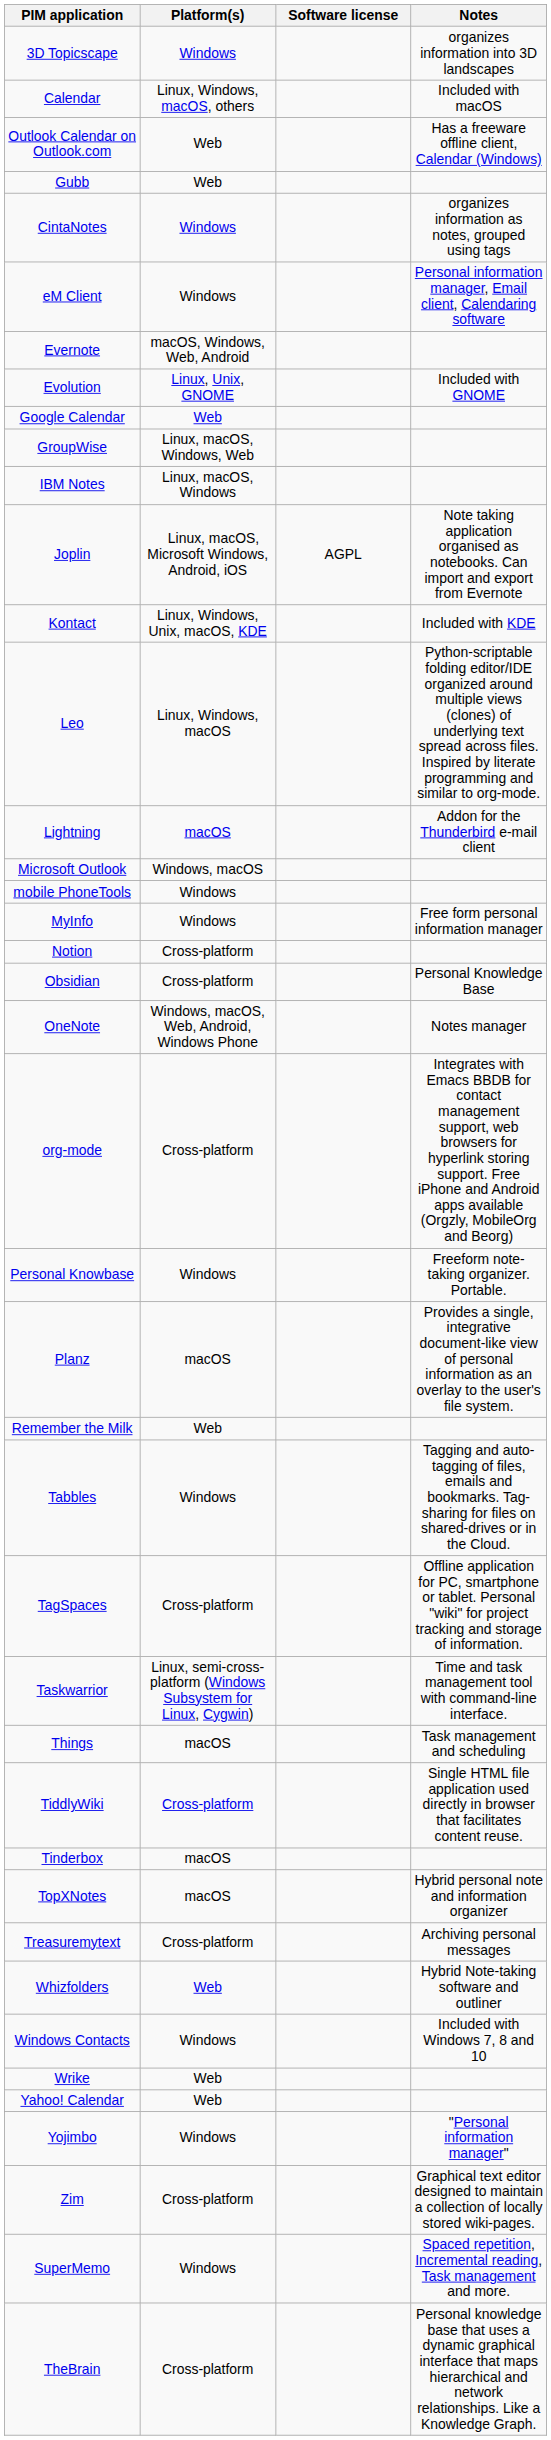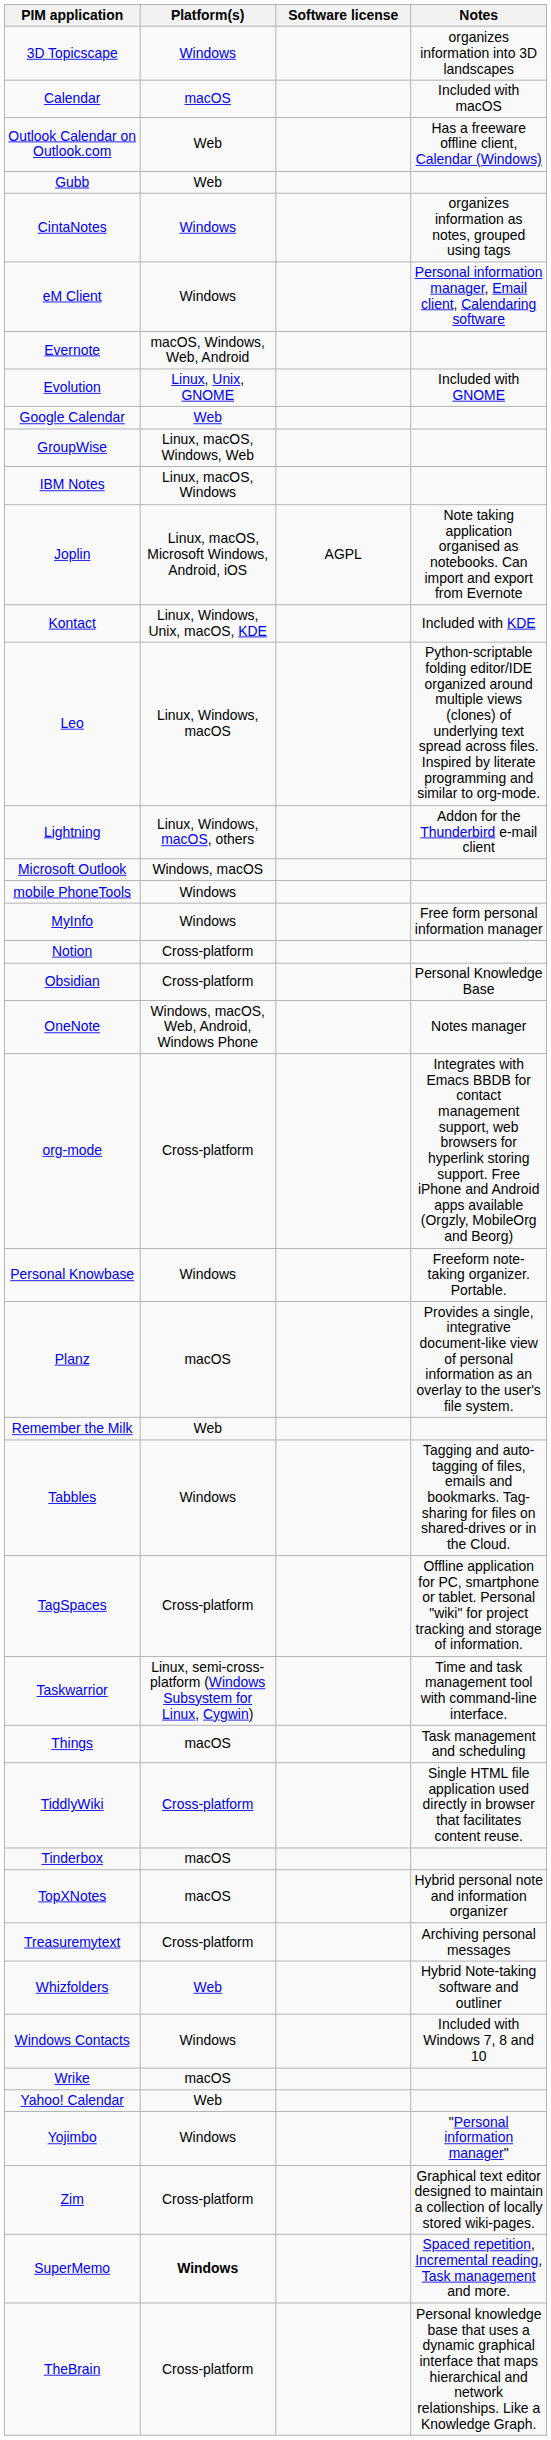(208, 98) Linux, Windows, macOS, others -> (208, 98) macOS
(208, 832) macOS -> (208, 832) Linux, Windows, macOS, others
(208, 2078) Web -> (208, 2078) macOS
(208, 2268) normal -> (208, 2268) bold
